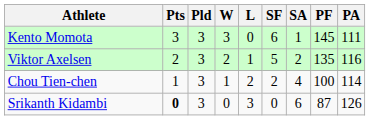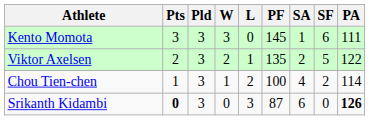columns swapped: (274, 15) <-> (324, 15)
(351, 59) 116 -> (351, 59) 122
(351, 103) normal -> (351, 103) bold
